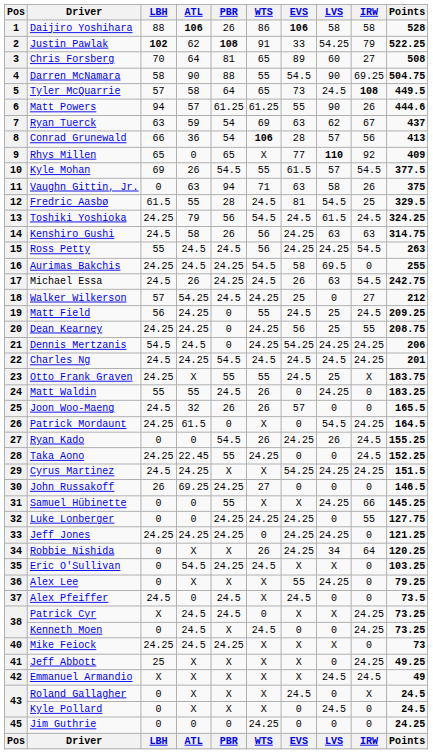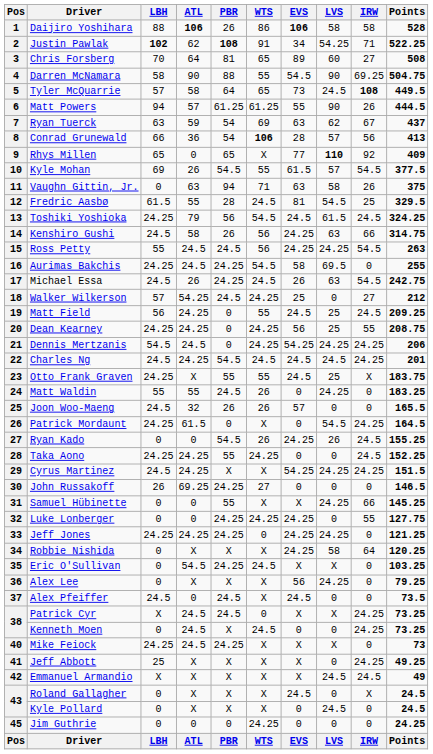(299, 44) 33 -> (299, 44) 34
(369, 44) 79 -> (369, 44) 71
(410, 107) 444.6 -> (410, 107) 444.5
(369, 234) 63 -> (369, 234) 66
(194, 456) 22.45 -> (194, 456) 24.25
(264, 551) 26 -> (264, 551) X
(334, 551) 34 -> (334, 551) 58
(299, 583) 55 -> (299, 583) 56
